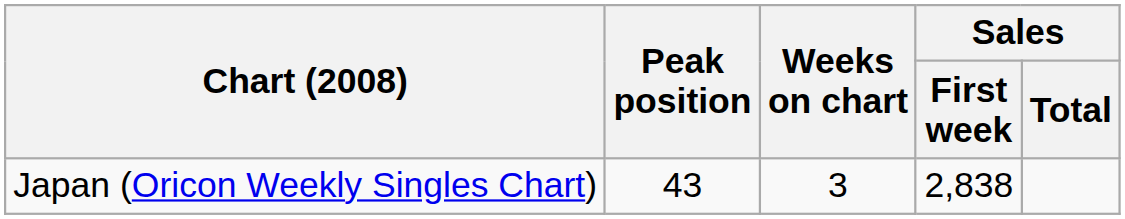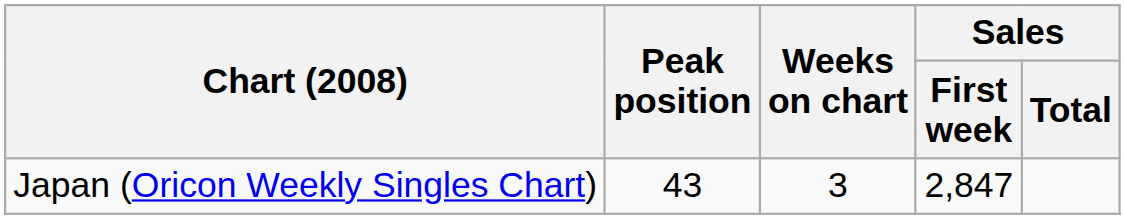(969, 185) 2,838 -> (969, 185) 2,847
